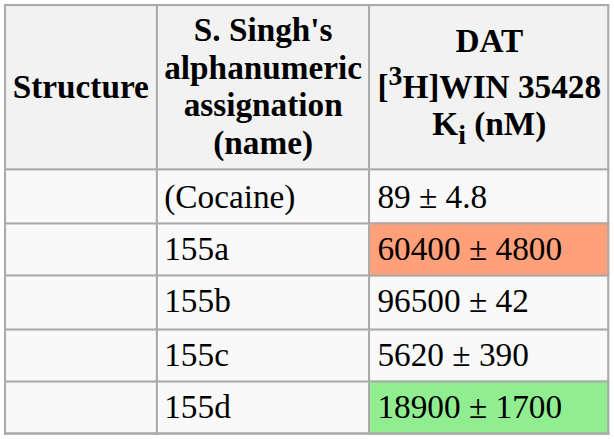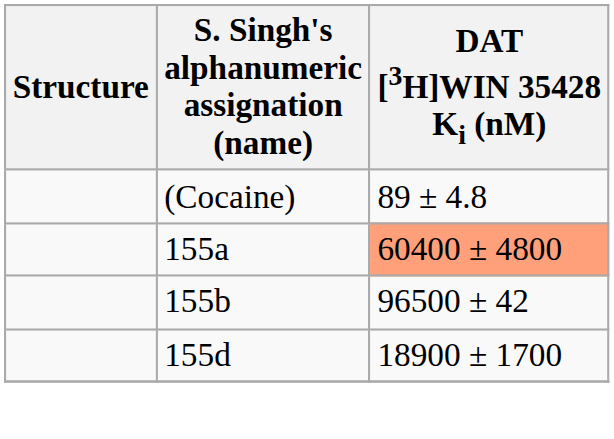- row: (197, 354)
(470, 407) lightgreen background -> (470, 354) no background
